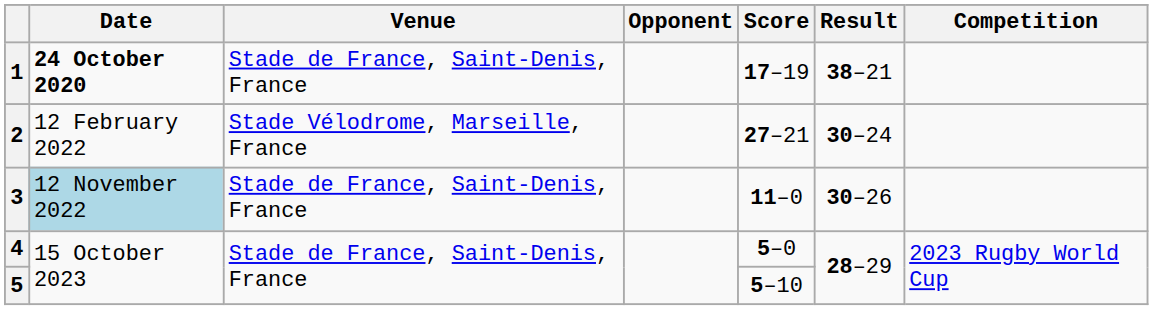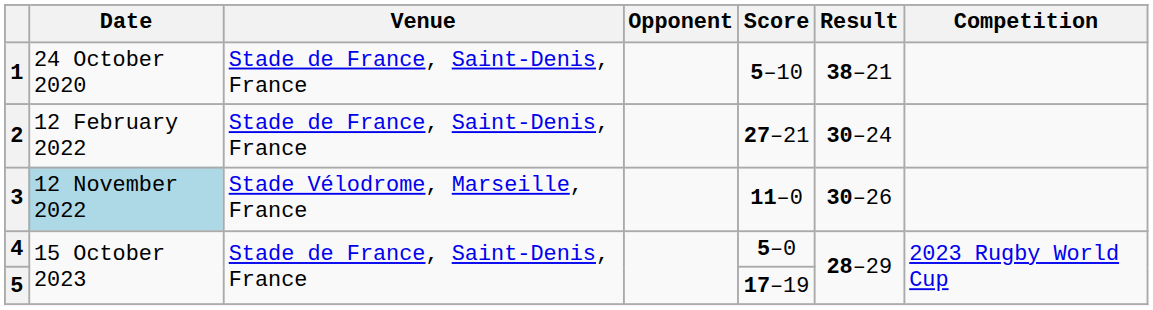(100, 73) bold -> (100, 73) normal
(777, 73) 17–19 -> (777, 73) 5–10
(406, 136) Stade Vélodrome, Marseille, France -> (419, 136) Stade de France, Saint-Denis, France
(419, 199) Stade de France, Saint-Denis, France -> (406, 199) Stade Vélodrome, Marseille, France
(777, 285) 5–10 -> (777, 285) 17–19
